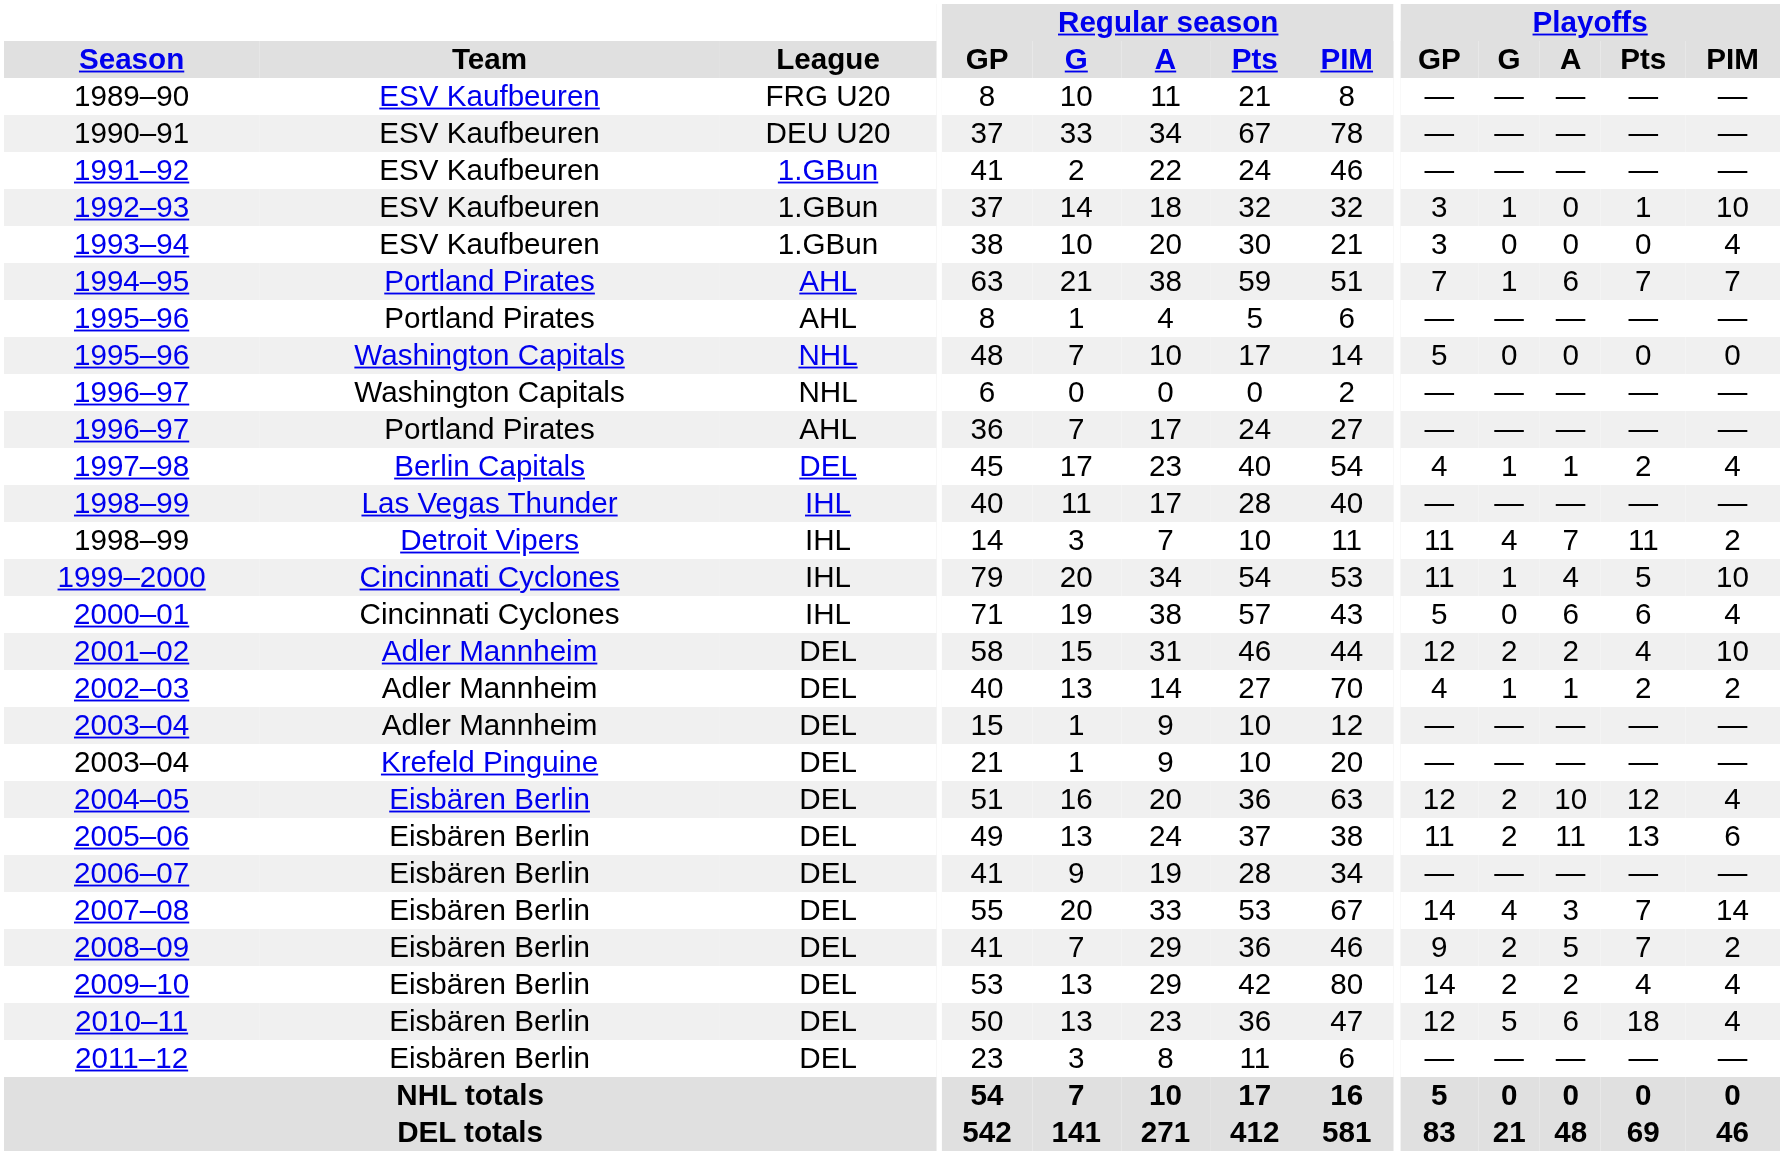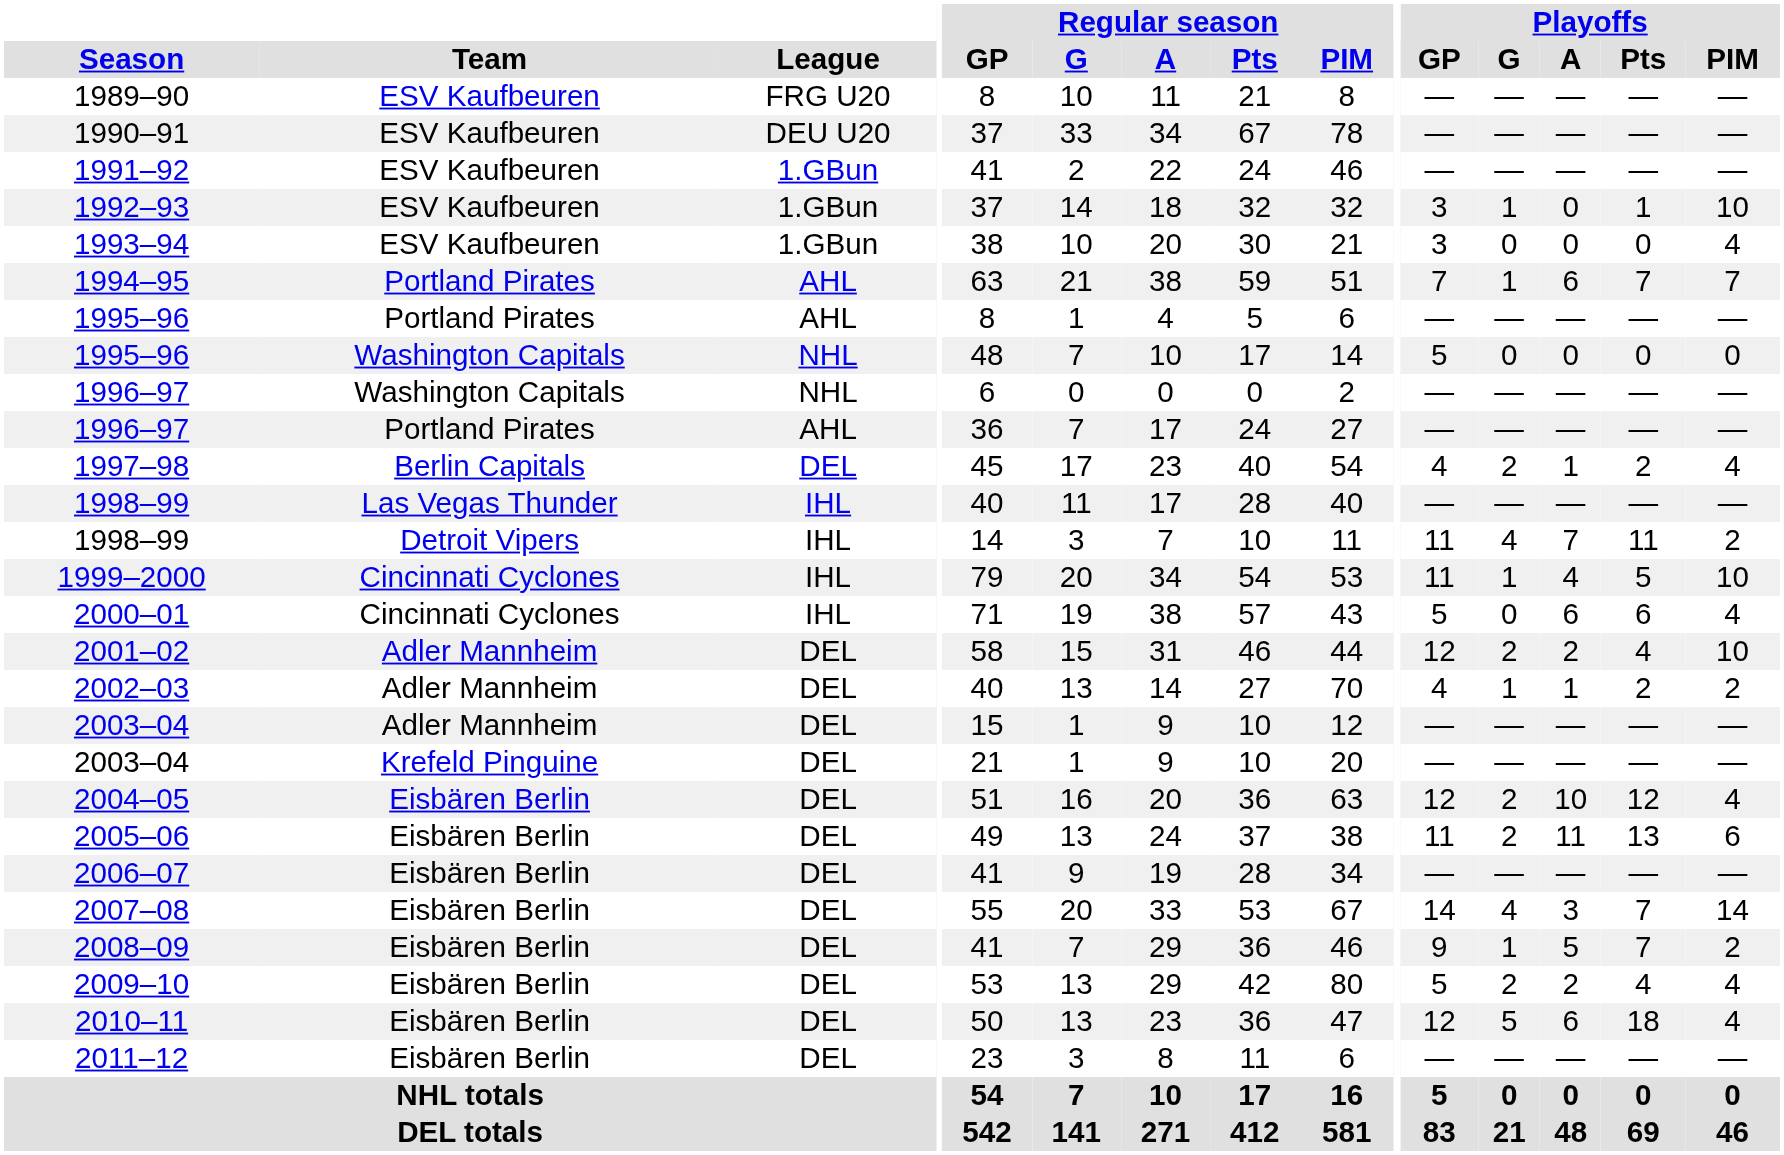(1509, 466) 1 -> (1509, 466) 2
(1509, 947) 2 -> (1509, 947) 1
(1439, 984) 14 -> (1439, 984) 5
